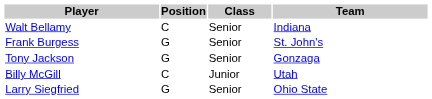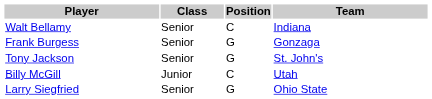columns swapped: (183, 11) <-> (240, 11)
(298, 42) St. John's -> (297, 42) Gonzaga
(297, 58) Gonzaga -> (298, 58) St. John's
